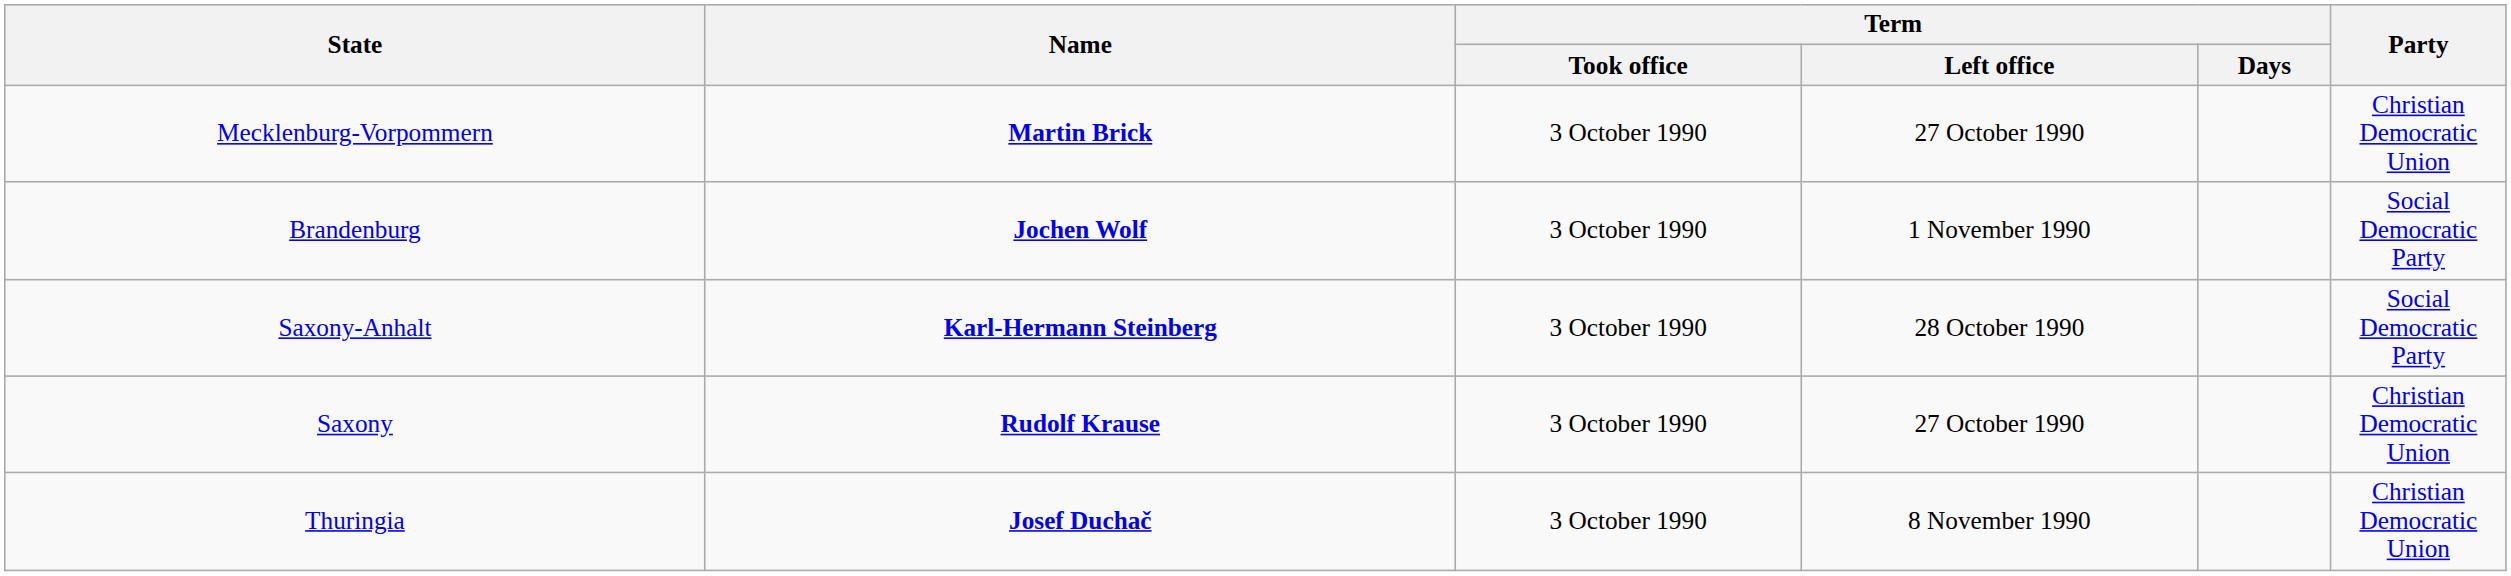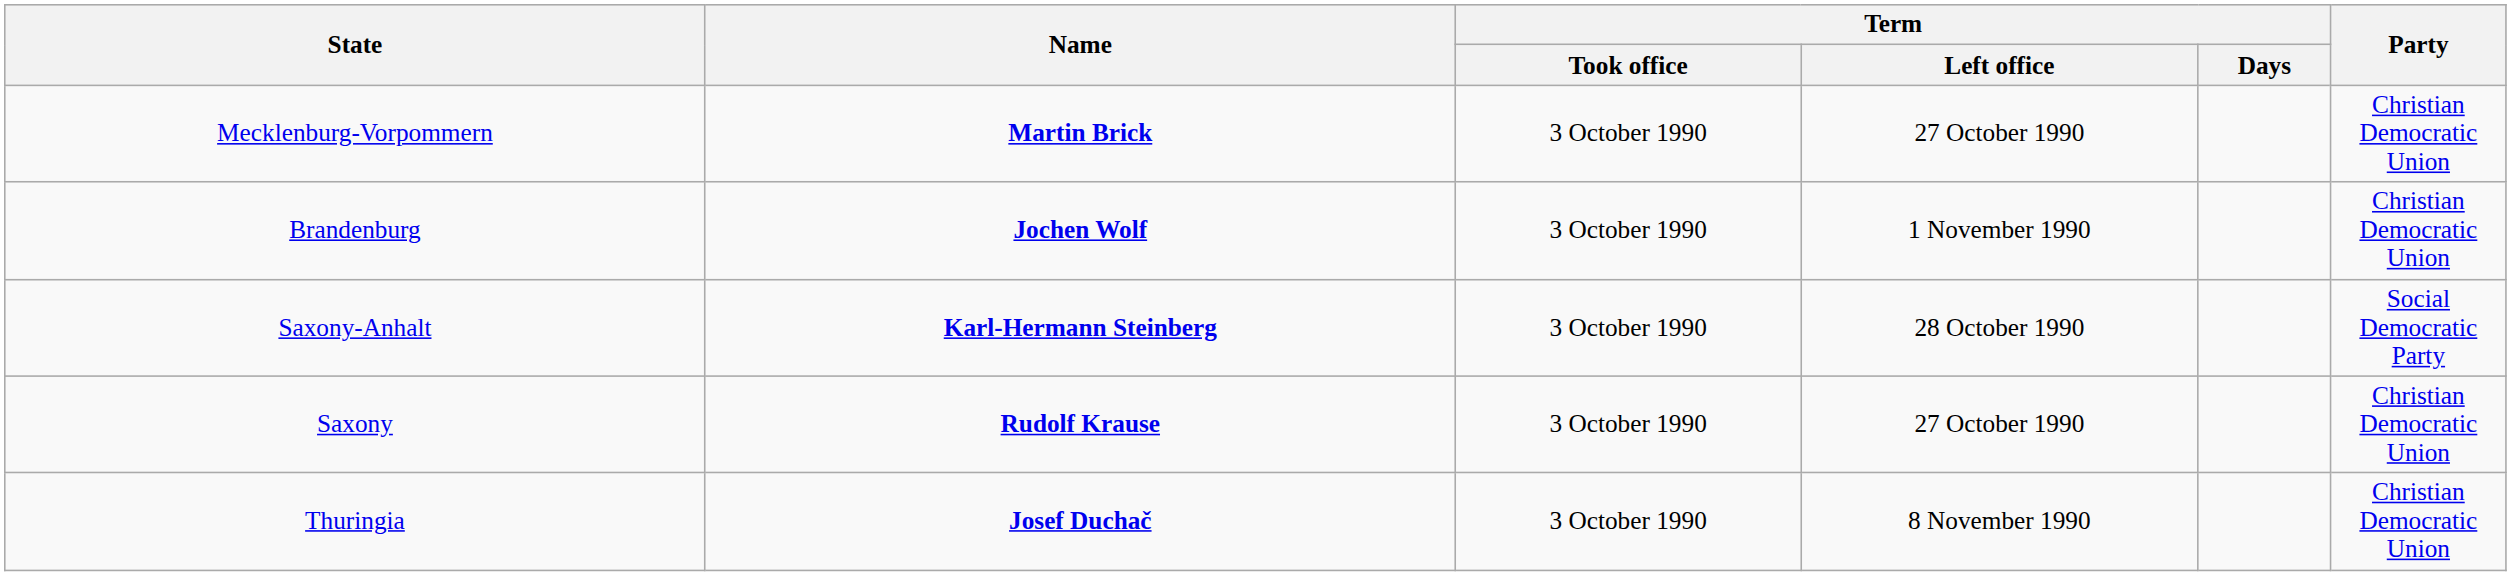(2418, 230) Social Democratic Party -> (2418, 230) Christian Democratic Union
